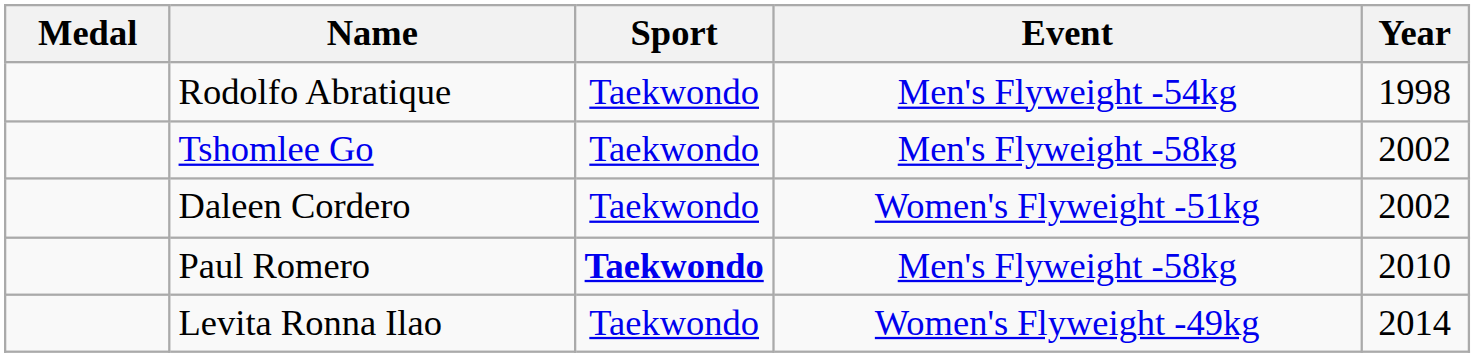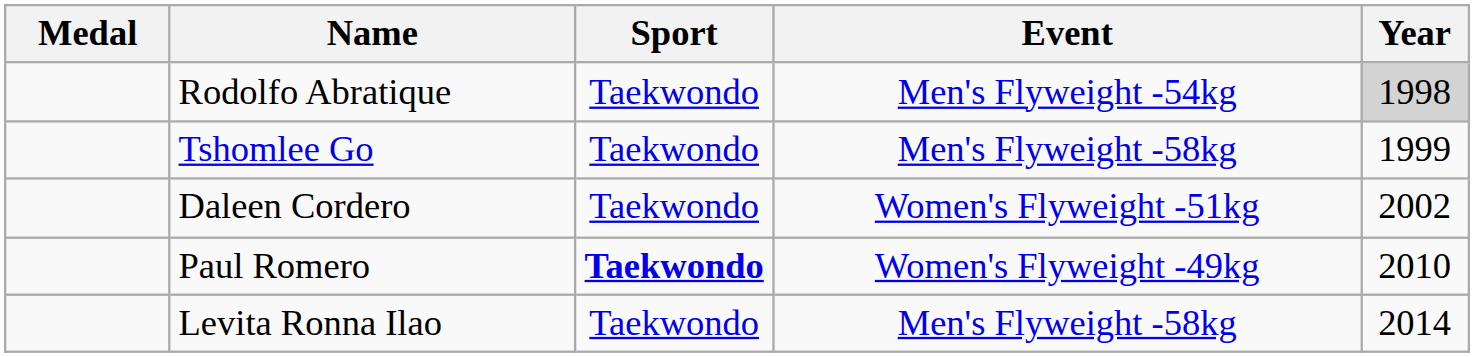(1415, 91) no background -> (1415, 91) lightgrey background
(1415, 149) 2002 -> (1415, 149) 1999
(1067, 264) Men's Flyweight -58kg -> (1067, 264) Women's Flyweight -49kg
(1067, 322) Women's Flyweight -49kg -> (1067, 322) Men's Flyweight -58kg
